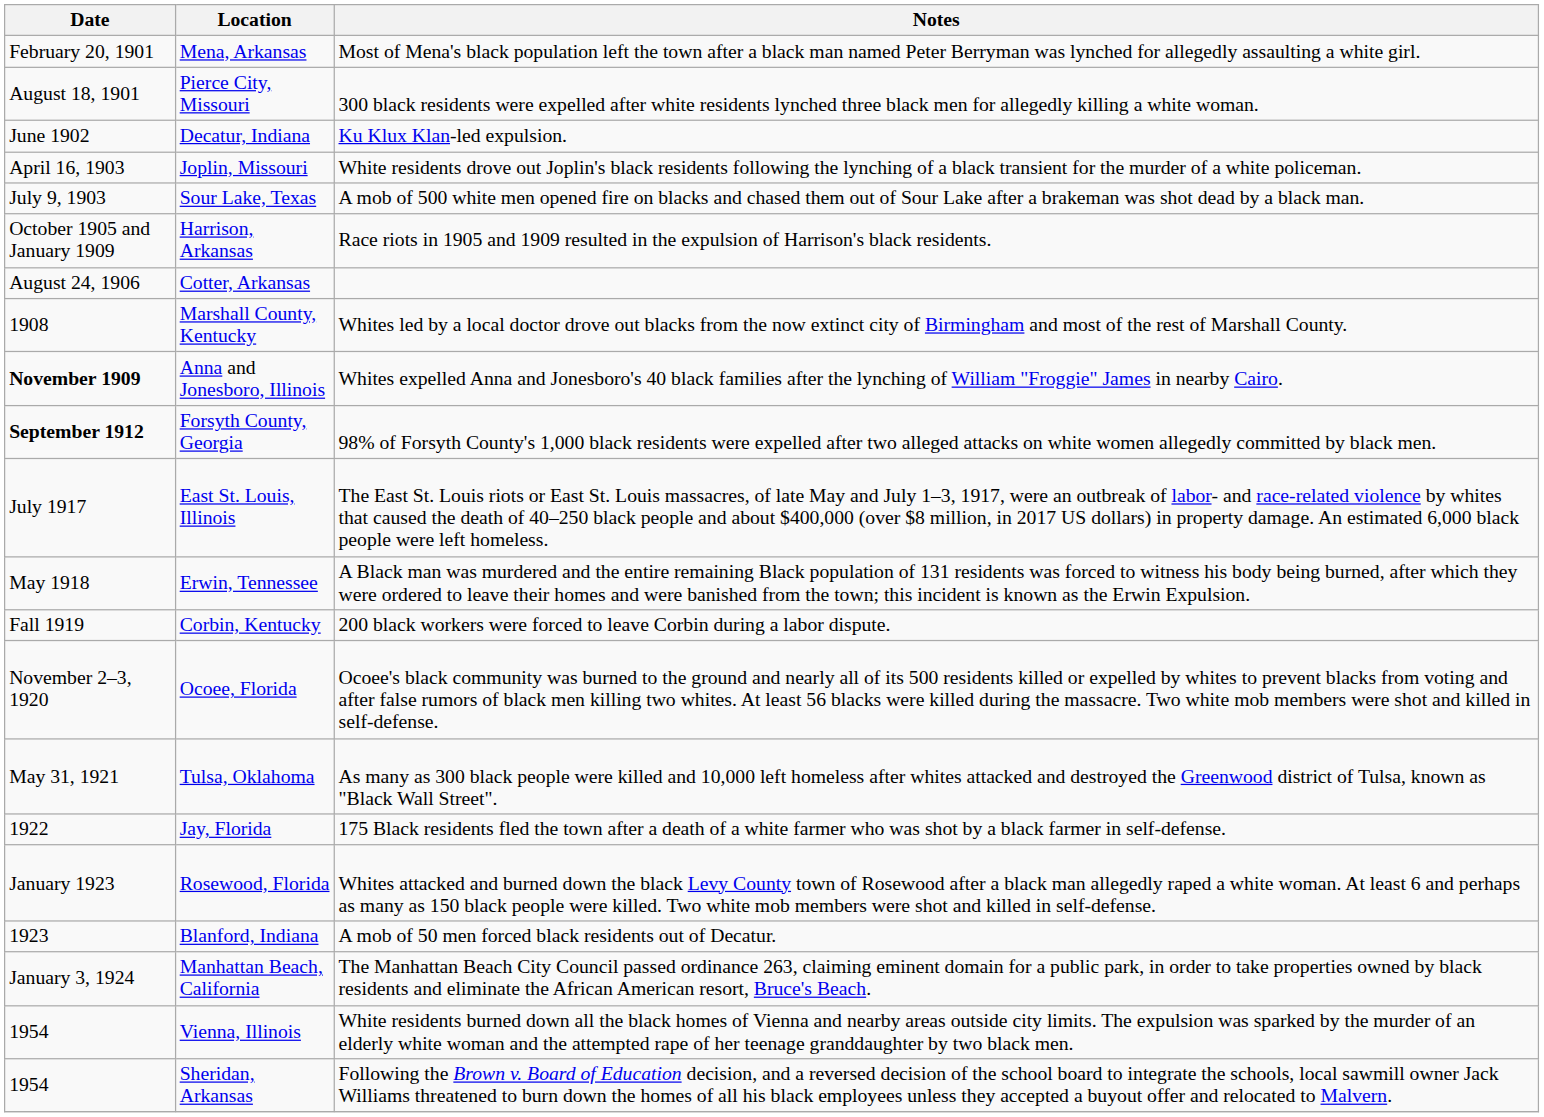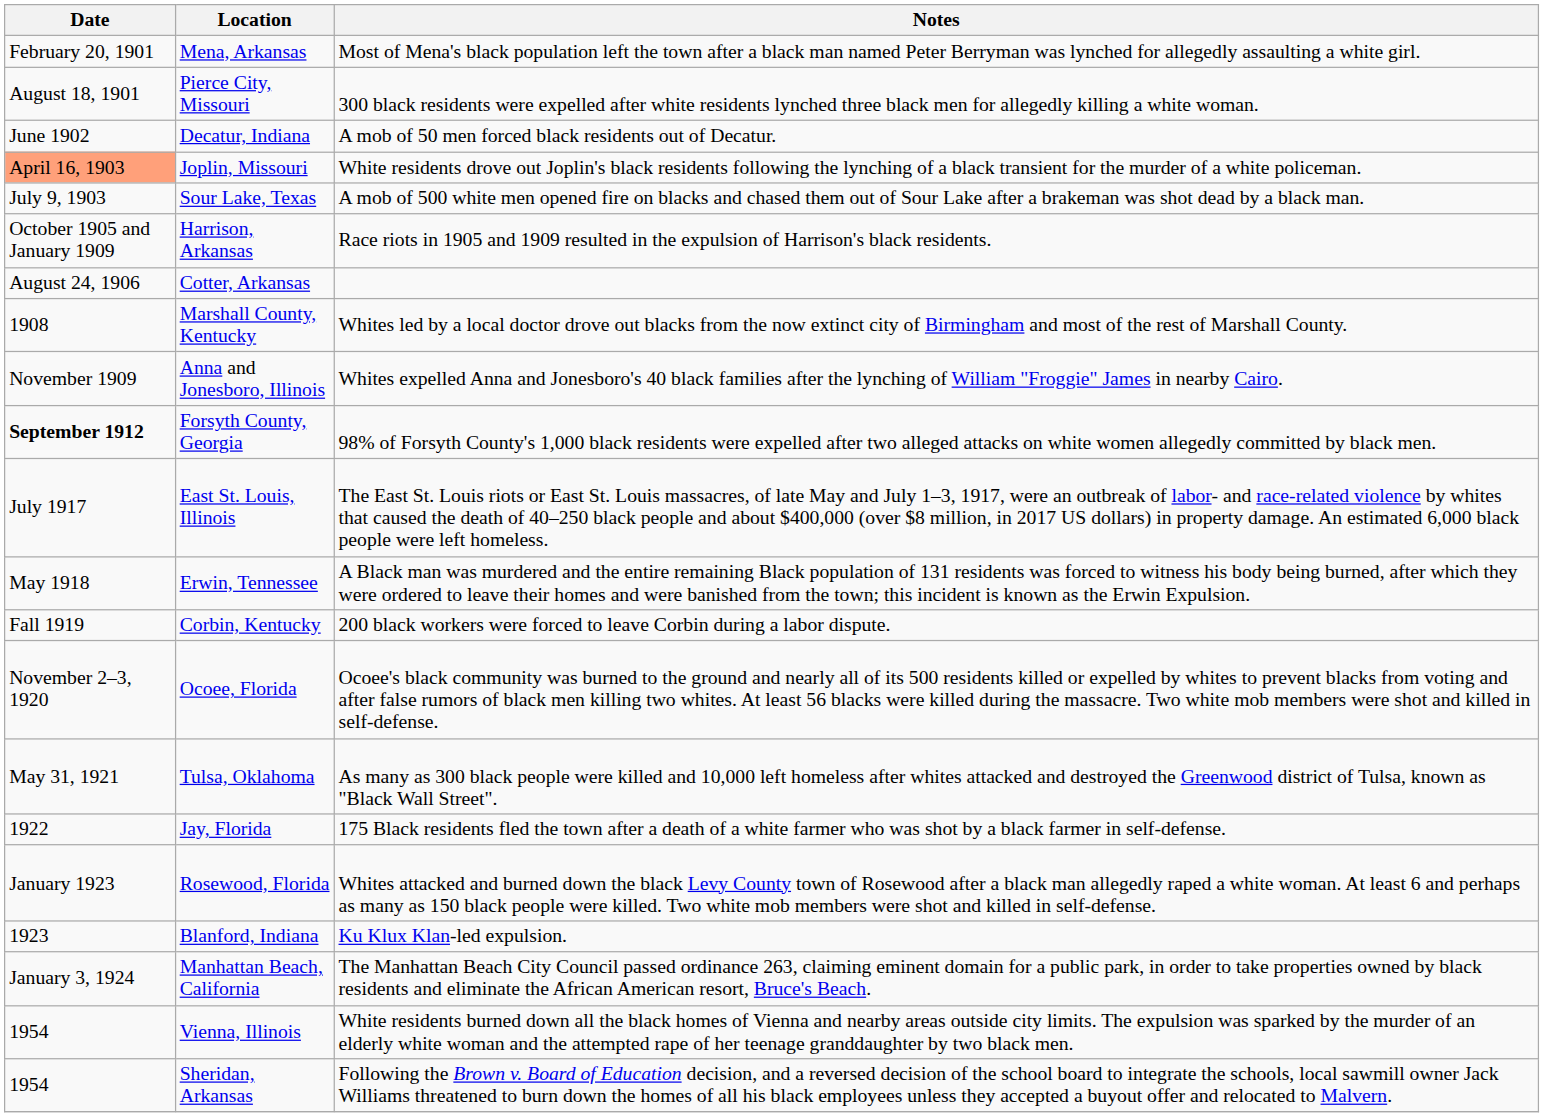(453, 135) Ku Klux Klan-led expulsion. -> (557, 135) A mob of 50 men forced black residents out of Decatur.
(67, 167) no background -> (67, 167) lightsalmon background
(75, 378) bold -> (73, 378) normal
(557, 936) A mob of 50 men forced black residents out of Decatur. -> (453, 936) Ku Klux Klan-led expulsion.
